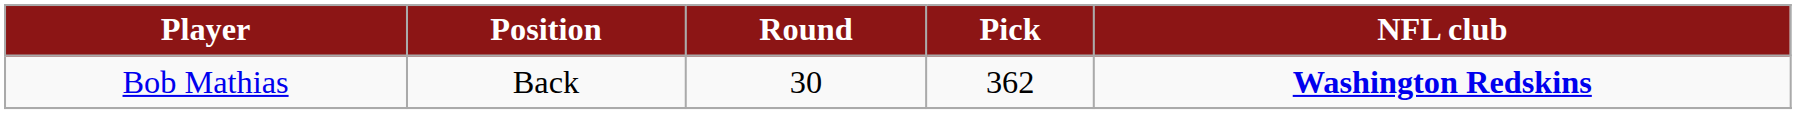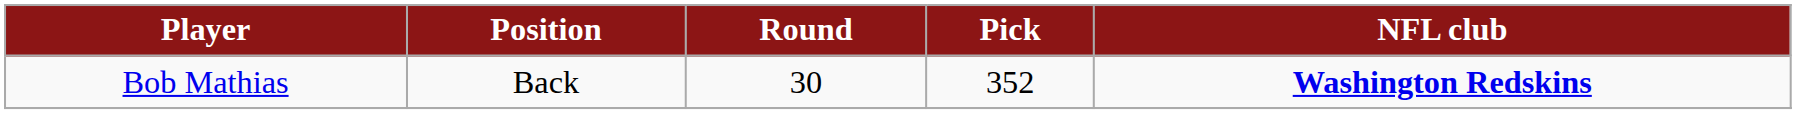(1010, 81) 362 -> (1010, 81) 352
